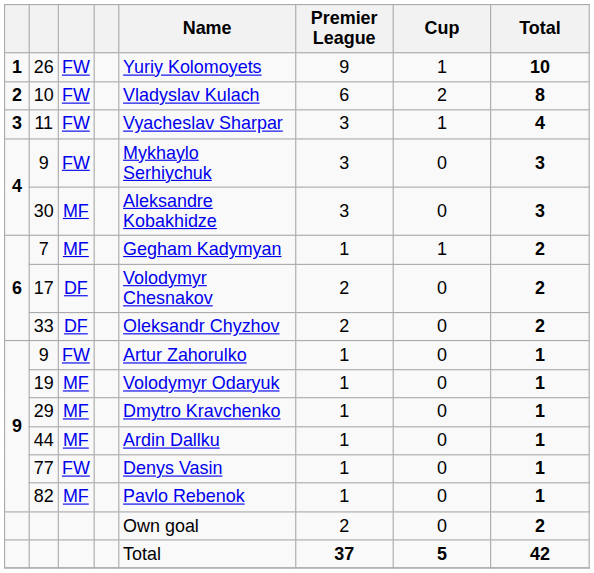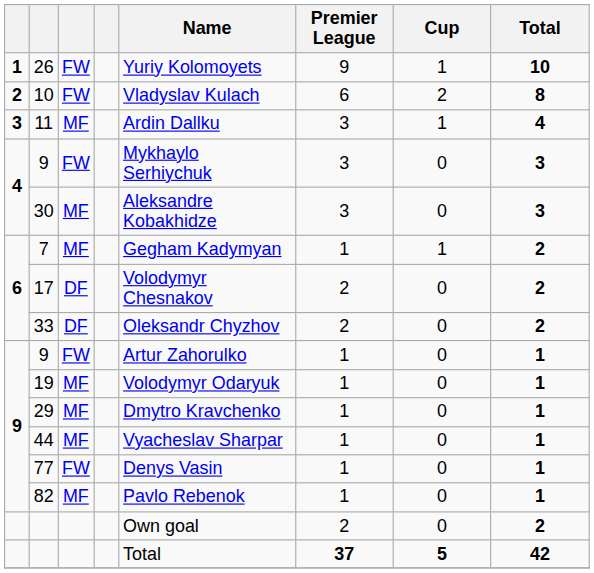(76, 124) FW -> (76, 124) MF
(203, 124) Vyacheslav Sharpar -> (171, 124) Ardin Dallku
(171, 440) Ardin Dallku -> (203, 440) Vyacheslav Sharpar
